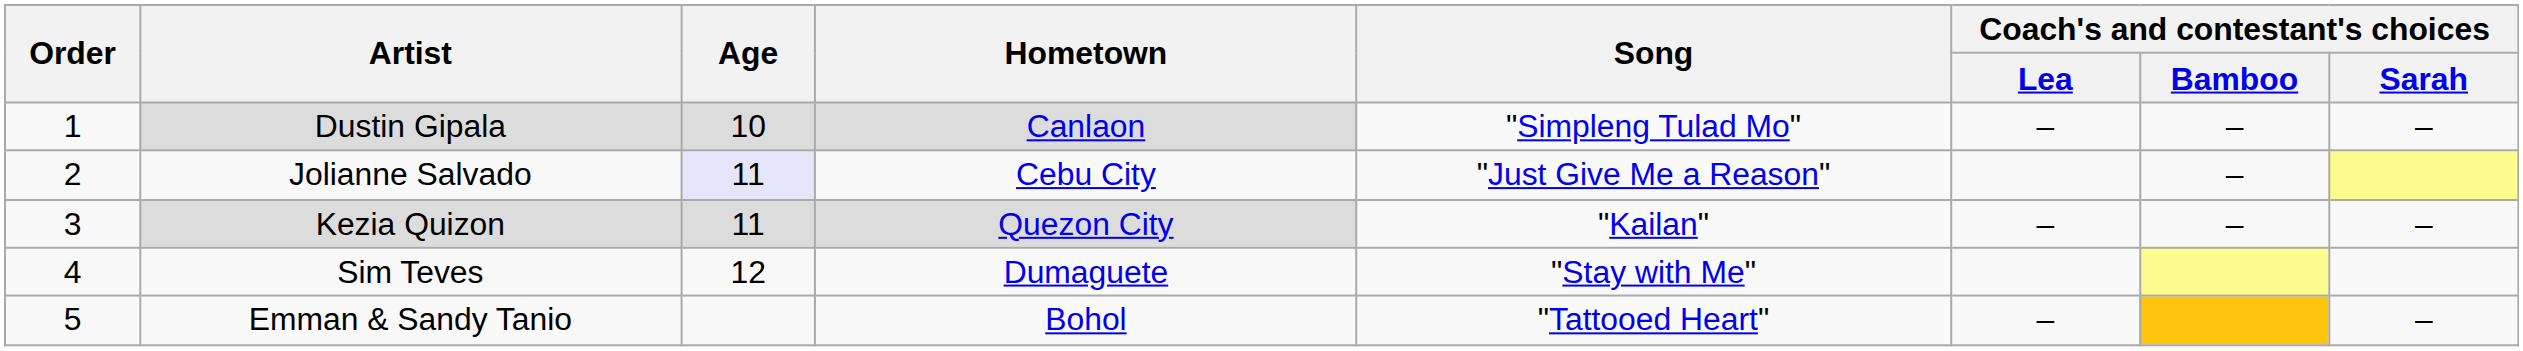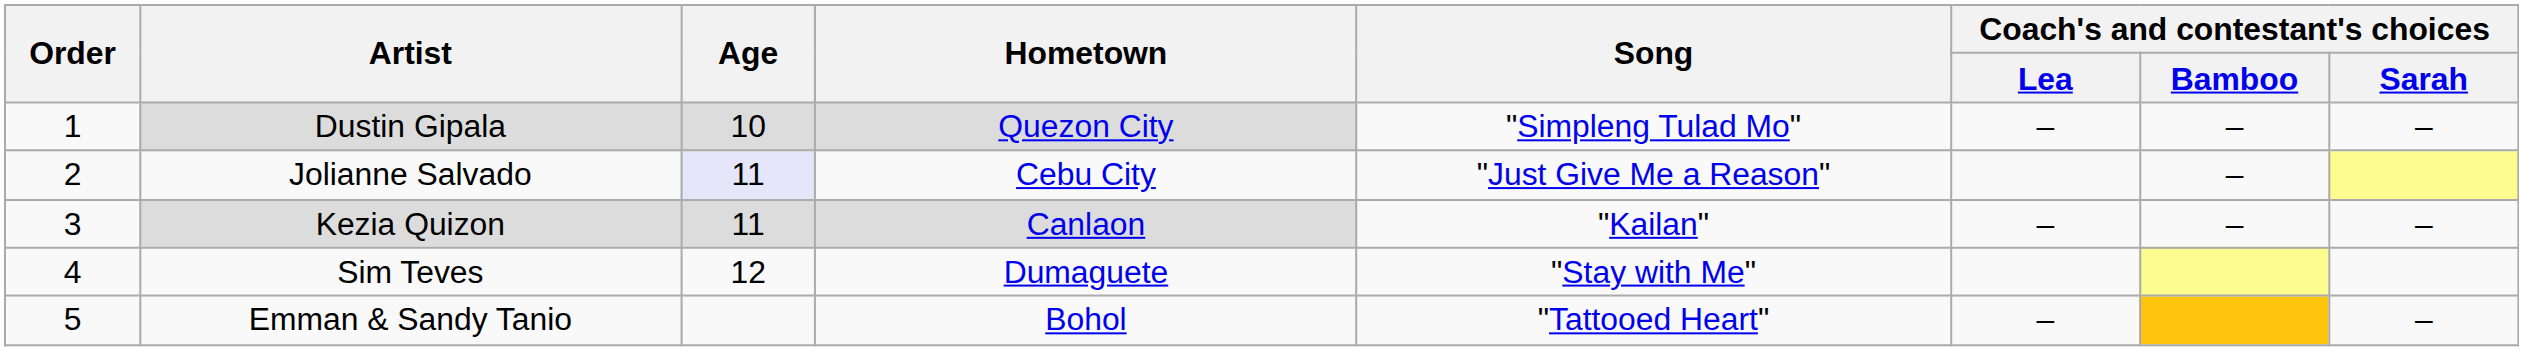(1086, 126) Canlaon -> (1086, 126) Quezon City
(1086, 223) Quezon City -> (1086, 223) Canlaon
